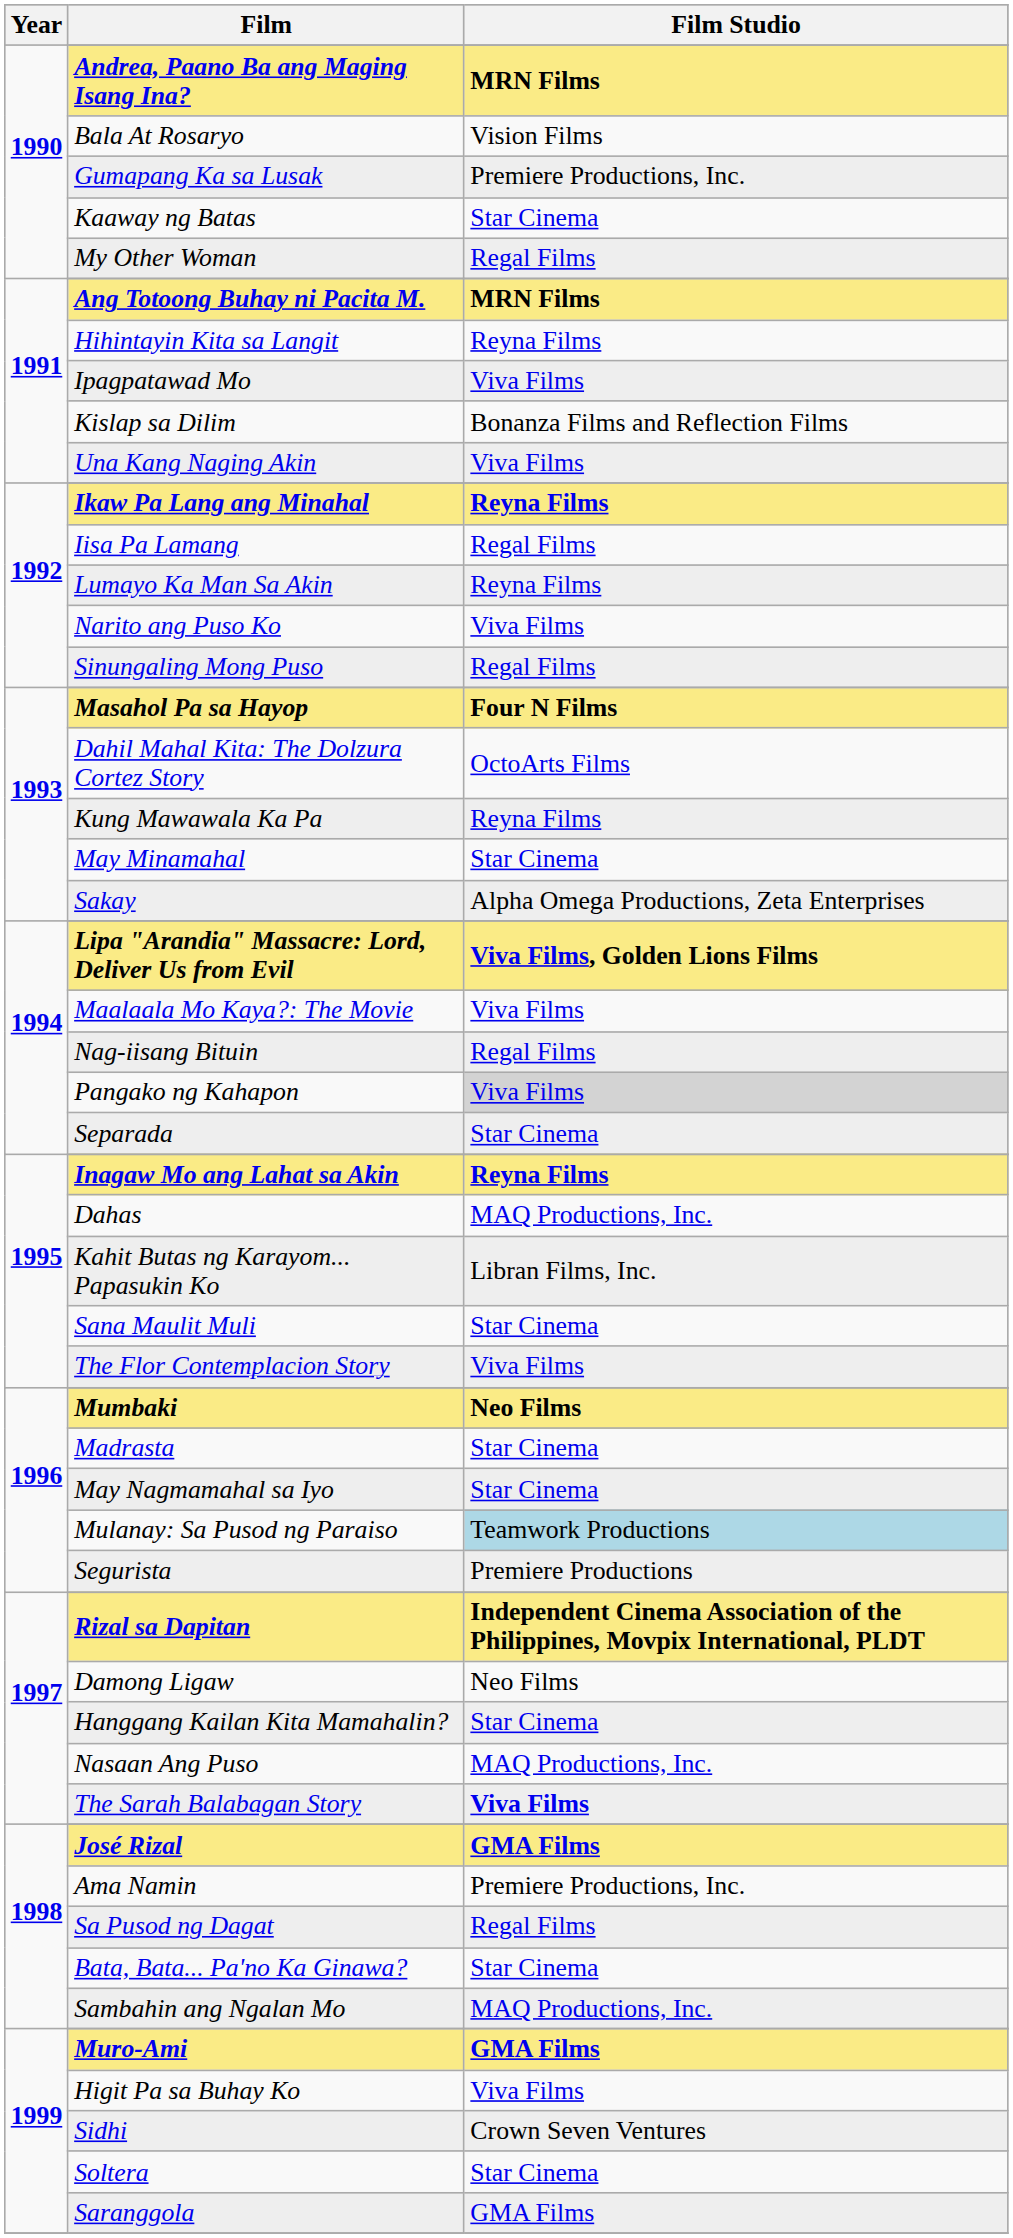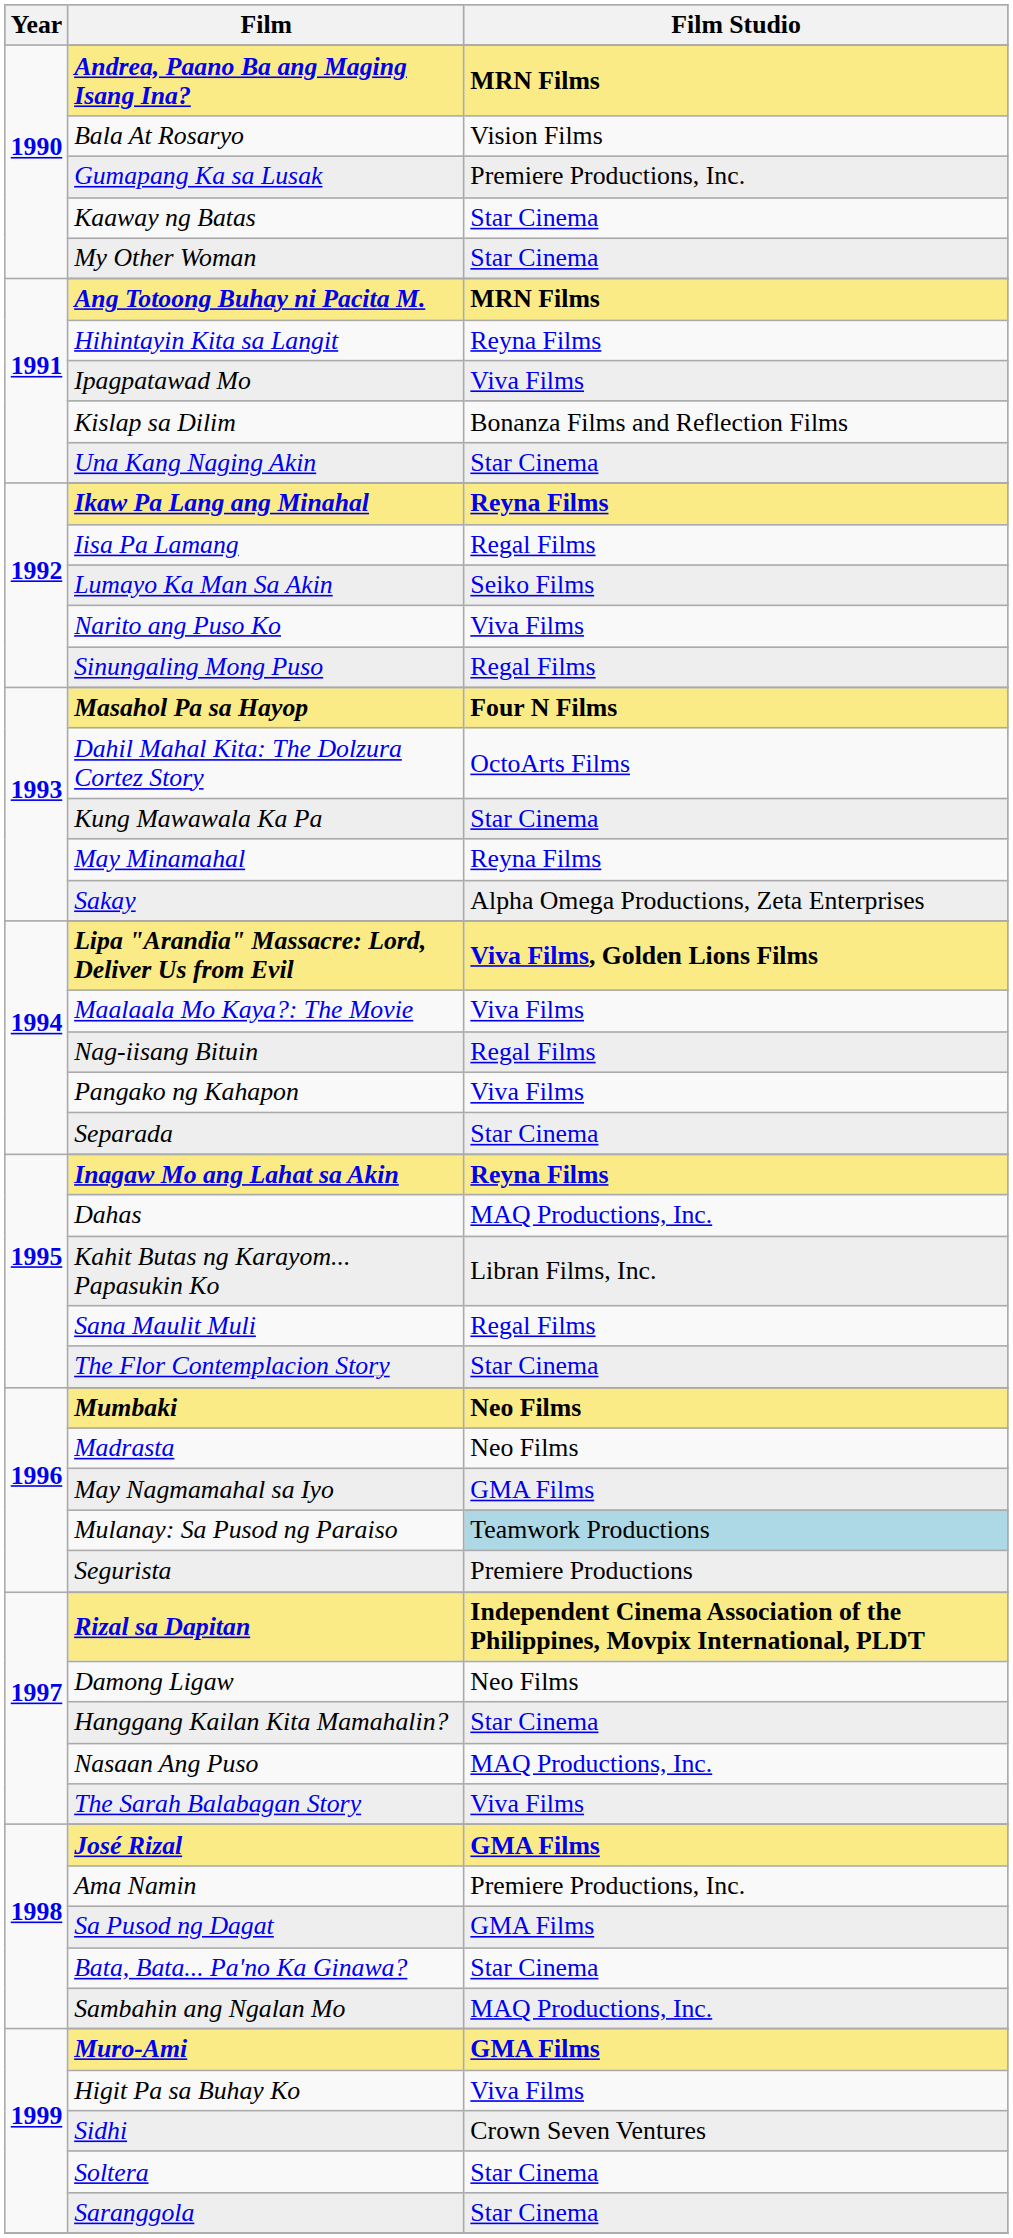(533, 258) Regal Films -> (534, 258) Star Cinema
(527, 462) Viva Films -> (534, 462) Star Cinema
(536, 585) Reyna Films -> (532, 585) Seiko Films
(536, 818) Reyna Films -> (534, 818) Star Cinema
(534, 859) Star Cinema -> (536, 859) Reyna Films
(527, 1092) lightgrey background -> (527, 1092) no background
(534, 1325) Star Cinema -> (533, 1325) Regal Films
(527, 1366) Viva Films -> (534, 1366) Star Cinema
(534, 1448) Star Cinema -> (524, 1448) Neo Films
(534, 1489) Star Cinema -> (532, 1489) GMA Films
(530, 1803) bold -> (527, 1803) normal
(533, 1926) Regal Films -> (532, 1926) GMA Films
(532, 2212) GMA Films -> (534, 2212) Star Cinema
